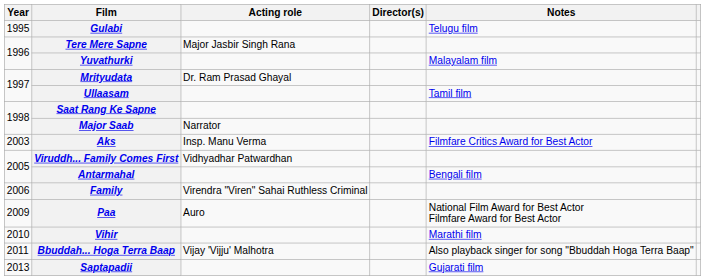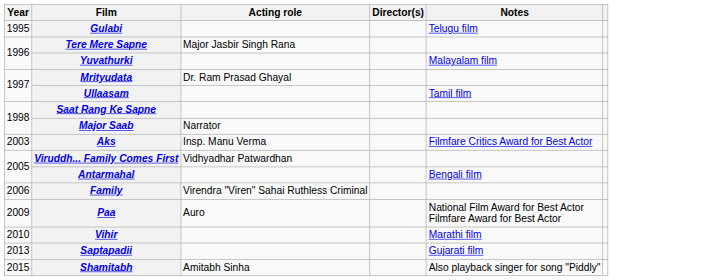- row: (106, 251)
+ row: (106, 267)
